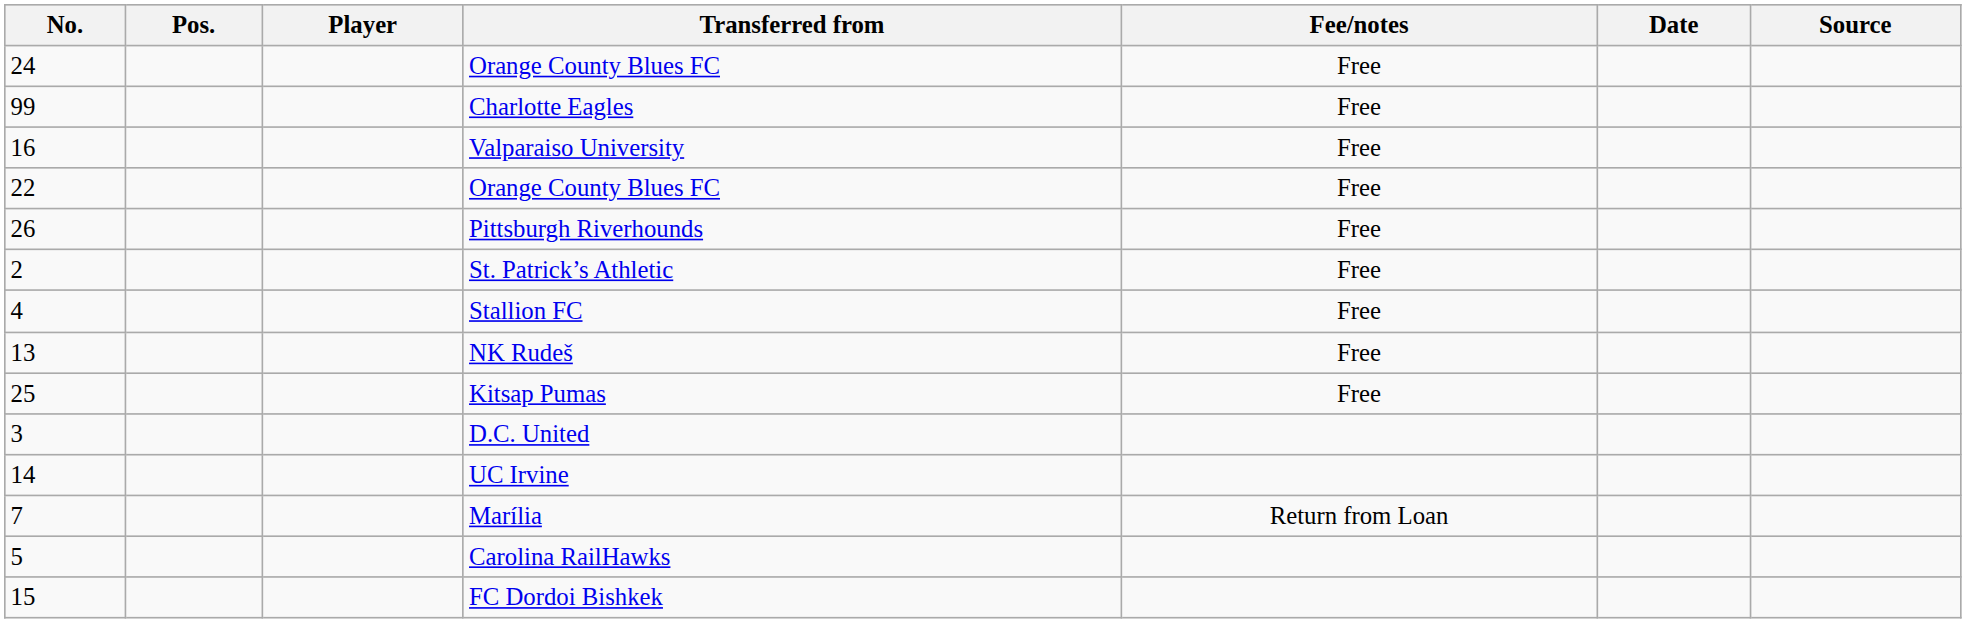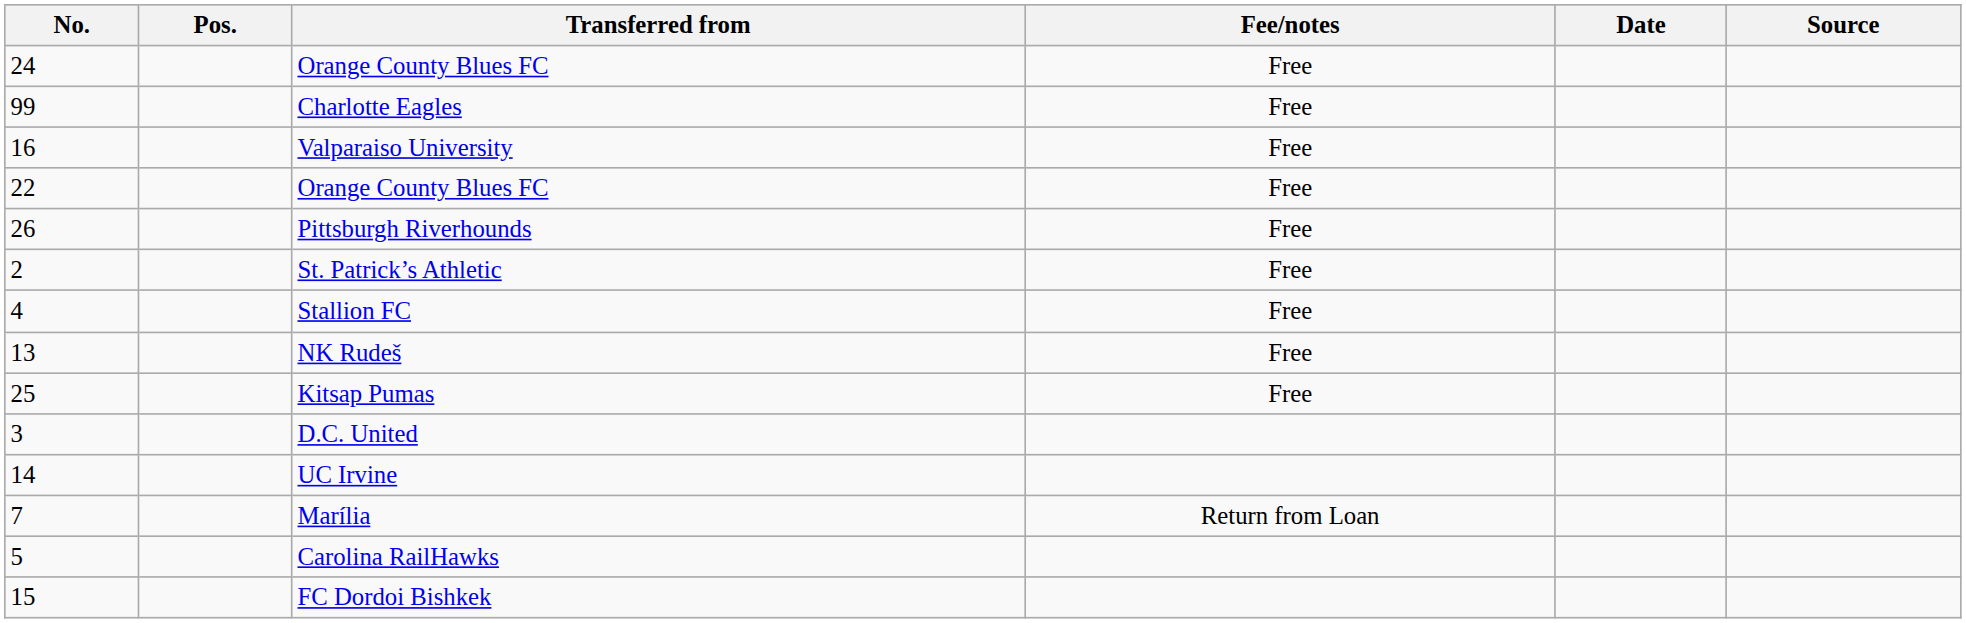- column: (363, 25)
